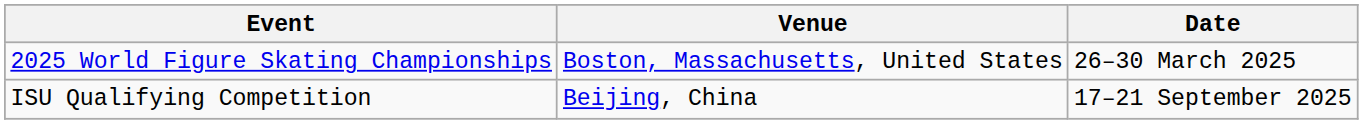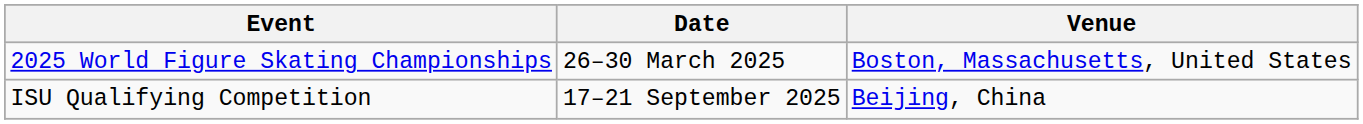columns swapped: (1213, 24) <-> (813, 24)
